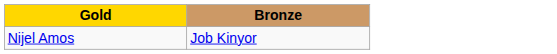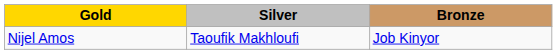+ column: (278, 15)
